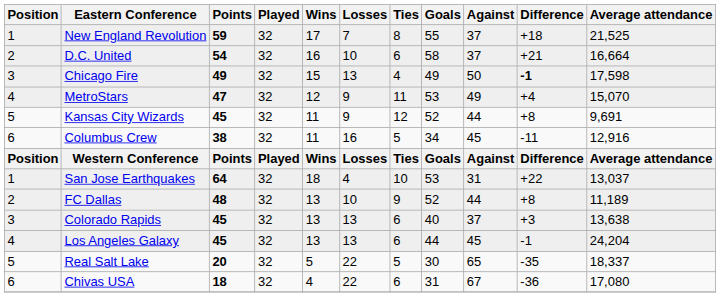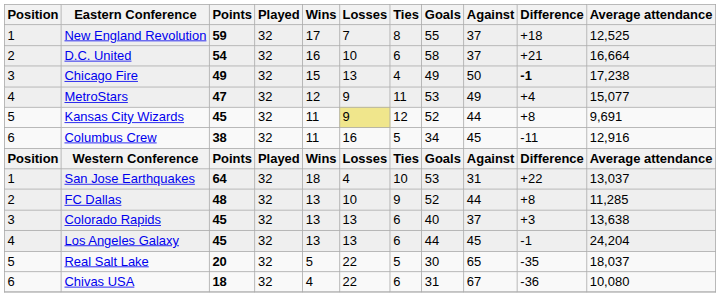(610, 35) 21,525 -> (610, 35) 12,525
(610, 76) 17,598 -> (610, 76) 17,238
(610, 96) 15,070 -> (610, 96) 15,077
(346, 117) no background -> (346, 117) khaki background
(609, 199) 11,189 -> (609, 199) 11,285
(610, 261) 18,337 -> (610, 261) 18,037
(610, 281) 17,080 -> (610, 281) 10,080
